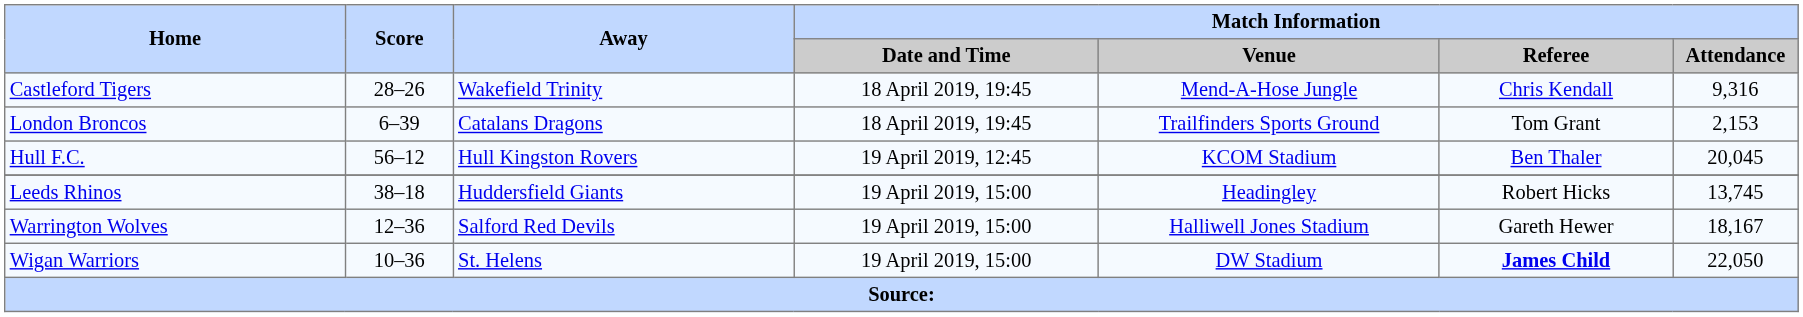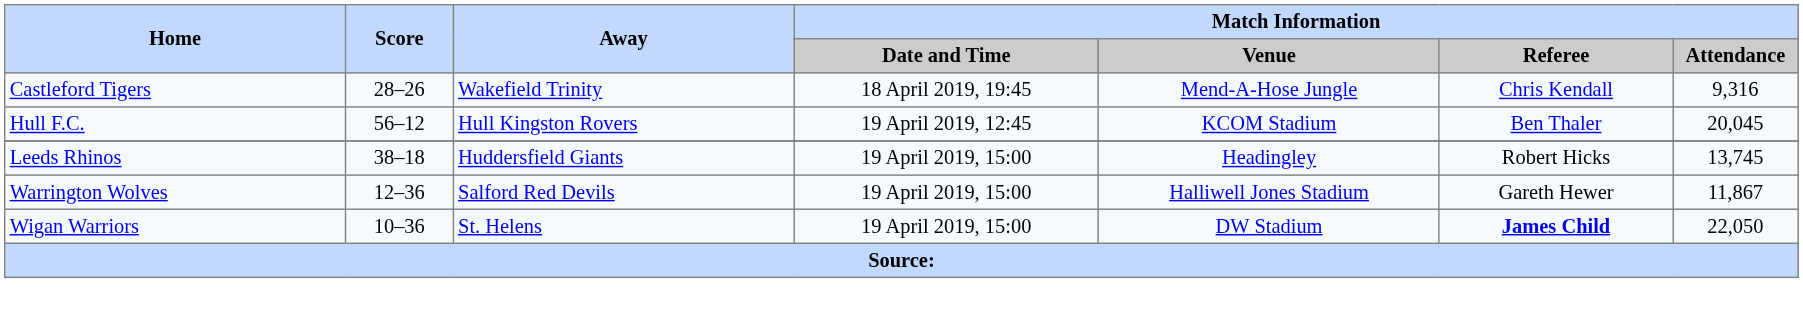- row: (78, 123)
(1735, 226) 18,167 -> (1735, 191) 11,867
